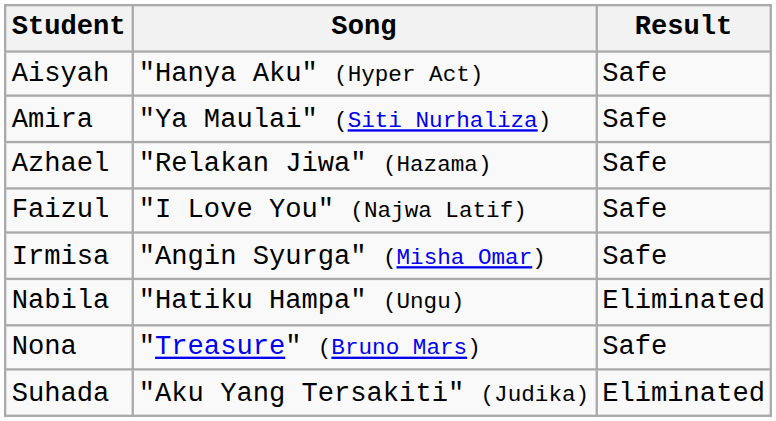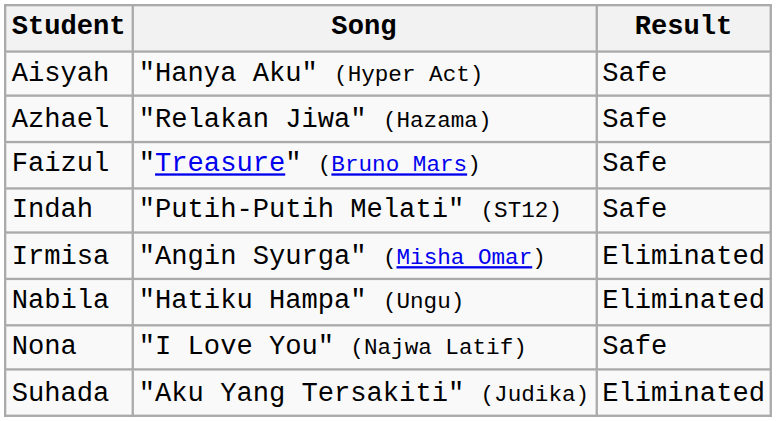- row: (52, 119)
(333, 210) "I Love You" (Najwa Latif) -> (310, 164) "Treasure" (Bruno Mars)
+ row: (52, 210)
(635, 256) Safe -> (684, 256) Eliminated
(310, 347) "Treasure" (Bruno Mars) -> (333, 347) "I Love You" (Najwa Latif)
